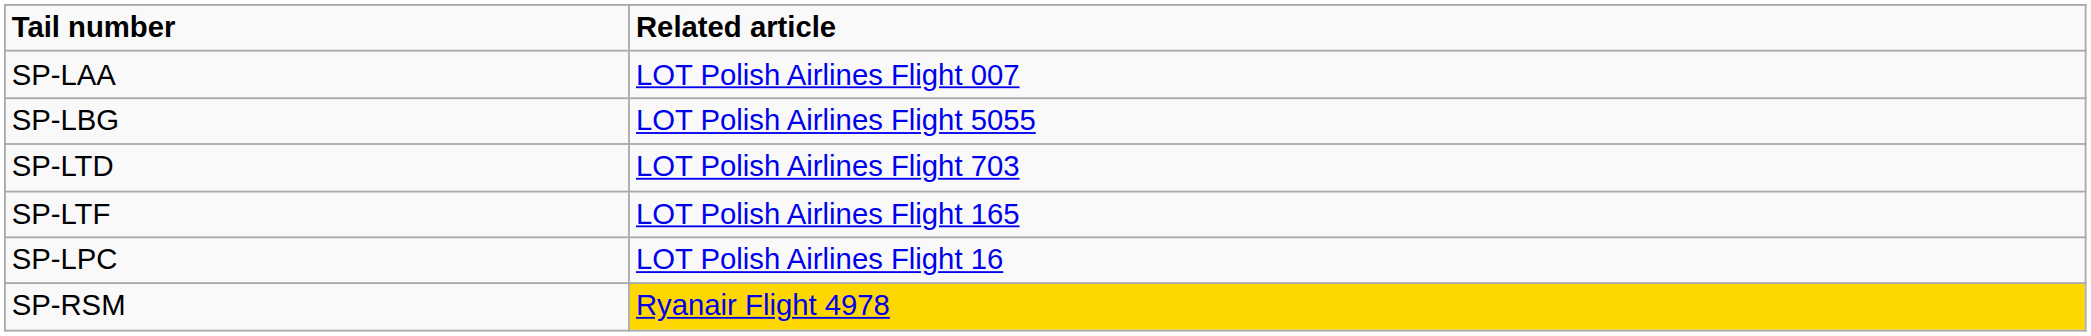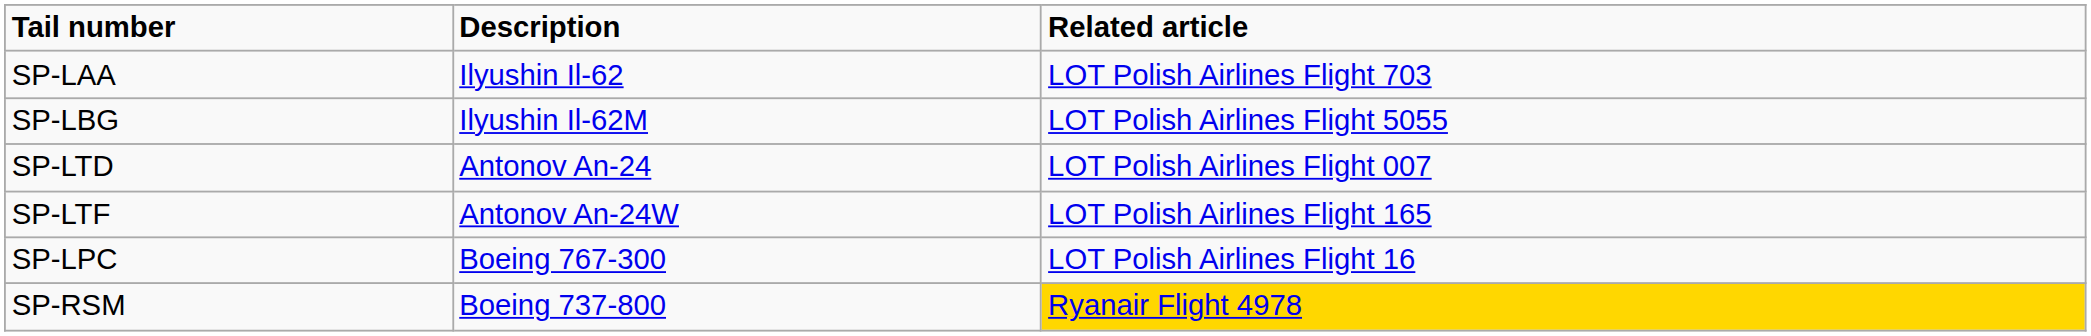+ column: (540, 27)
(828, 74) LOT Polish Airlines Flight 007 -> (1240, 74) LOT Polish Airlines Flight 703
(828, 167) LOT Polish Airlines Flight 703 -> (1240, 167) LOT Polish Airlines Flight 007
